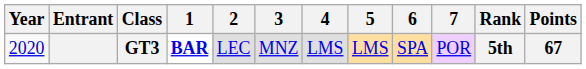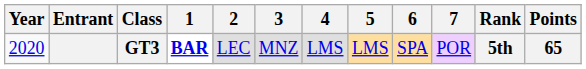(553, 48) 67 -> (553, 48) 65
